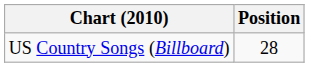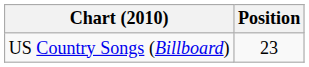(269, 47) 28 -> (269, 47) 23
